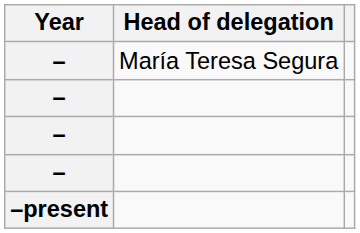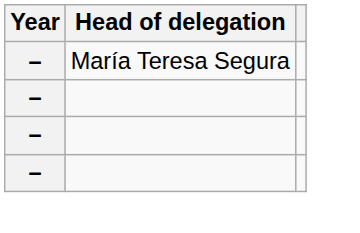- row: (59, 209)
